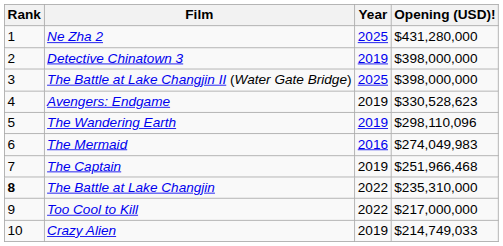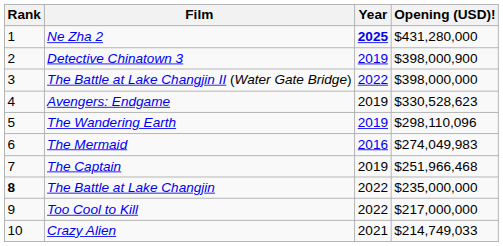(373, 36) normal -> (373, 36) bold
(436, 58) $398,000,000 -> (436, 58) $398,000,900
(373, 79) 2025 -> (373, 79) 2022
(436, 187) $235,310,000 -> (436, 187) $235,000,000
(373, 230) 2019 -> (373, 230) 2021
